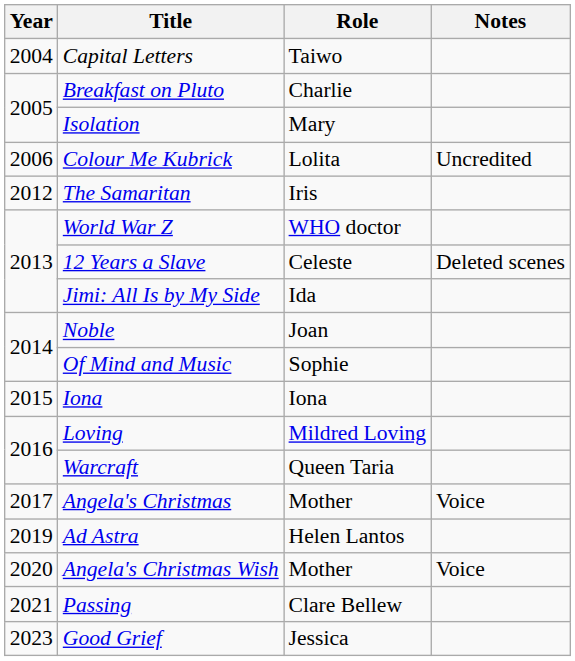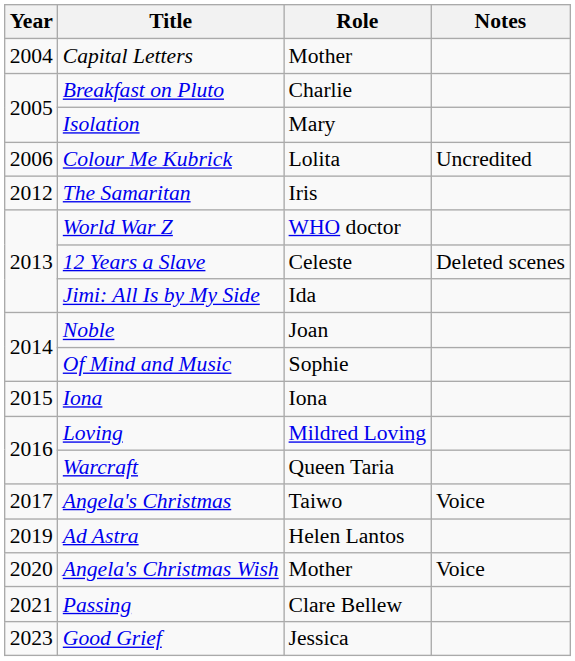(315, 55) Taiwo -> (320, 55) Mother
(320, 501) Mother -> (315, 501) Taiwo
